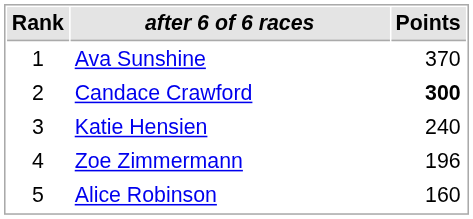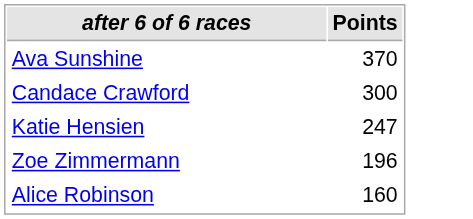- column: (38, 23)
(443, 93) bold -> (380, 93) normal
(443, 127) 240 -> (380, 127) 247
